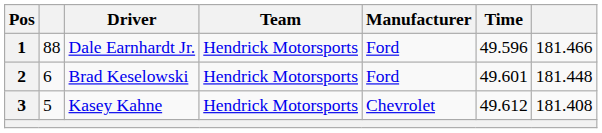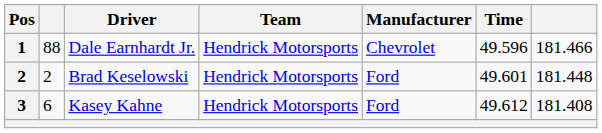(383, 47) Ford -> (401, 47) Chevrolet
(47, 76) 6 -> (47, 76) 2
(47, 105) 5 -> (47, 105) 6
(401, 105) Chevrolet -> (383, 105) Ford
